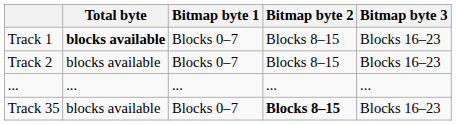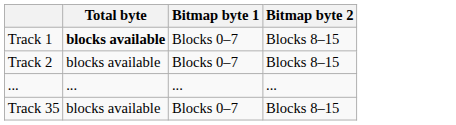- column: (404, 16)
(303, 108) bold -> (303, 108) normal
